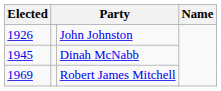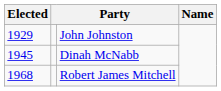(20, 34) 1926 -> (20, 34) 1929
(20, 75) 1969 -> (20, 75) 1968
